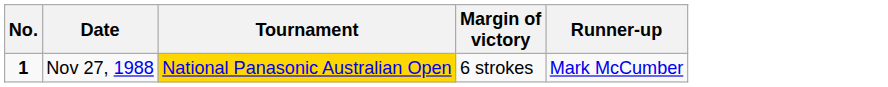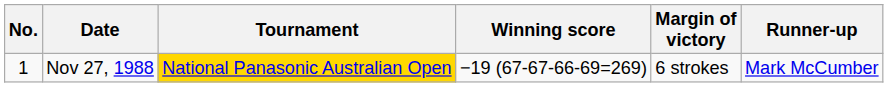+ column: (553, 29)
(23, 68) bold -> (23, 68) normal
